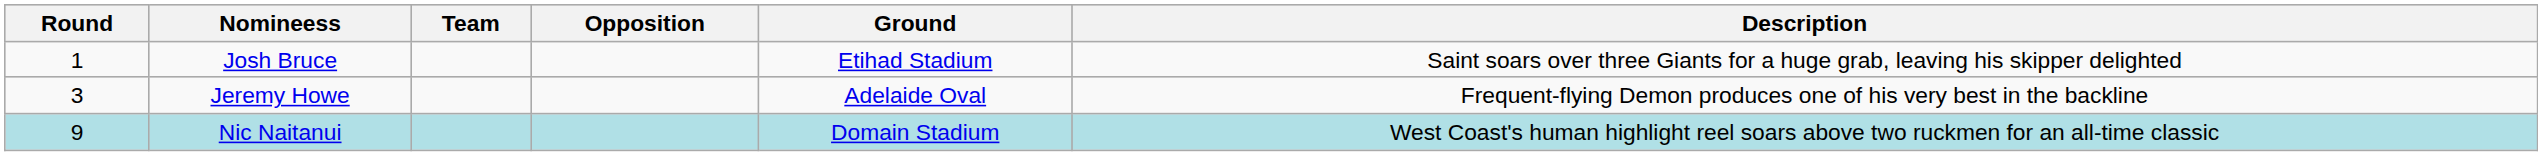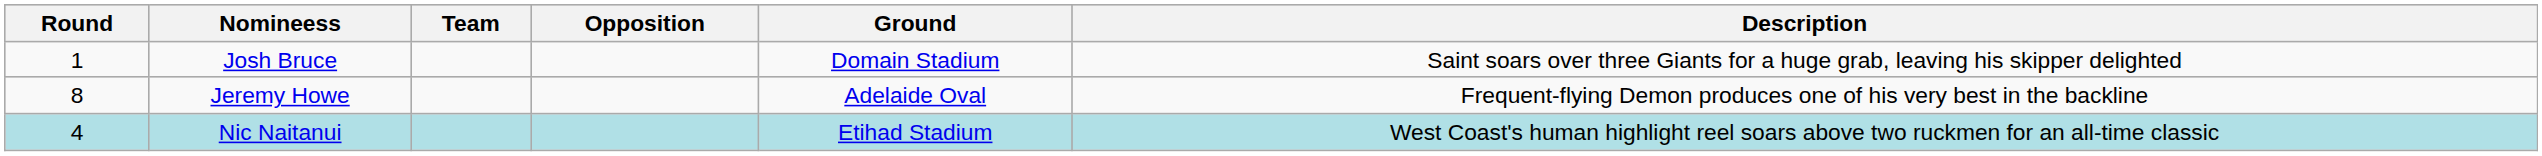(915, 59) Etihad Stadium -> (915, 59) Domain Stadium
(77, 96) 3 -> (77, 96) 8
(77, 132) 9 -> (77, 132) 4
(915, 132) Domain Stadium -> (915, 132) Etihad Stadium
